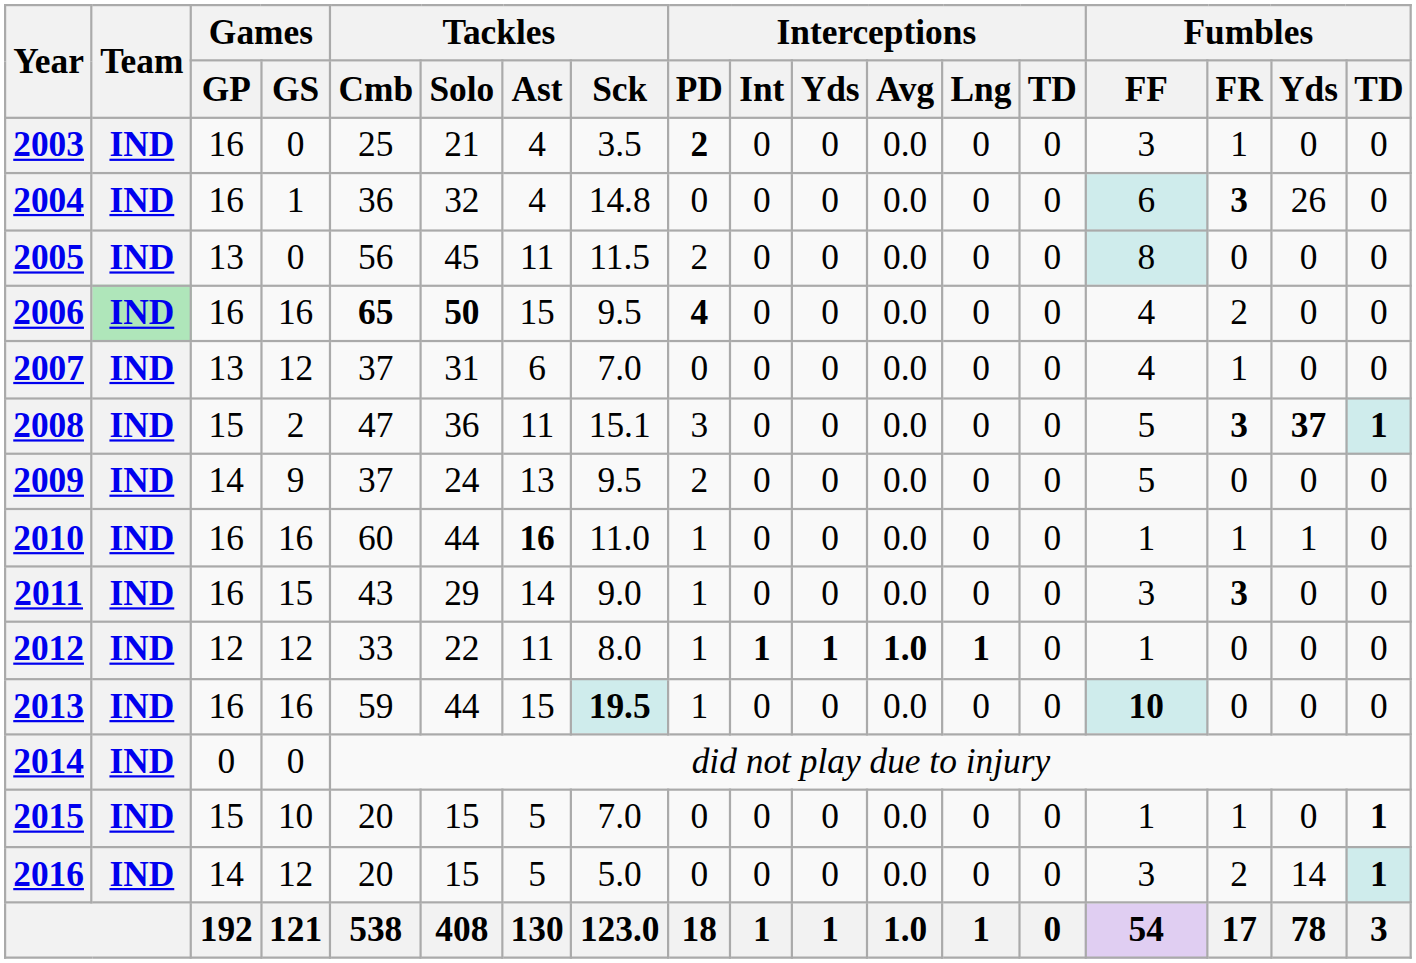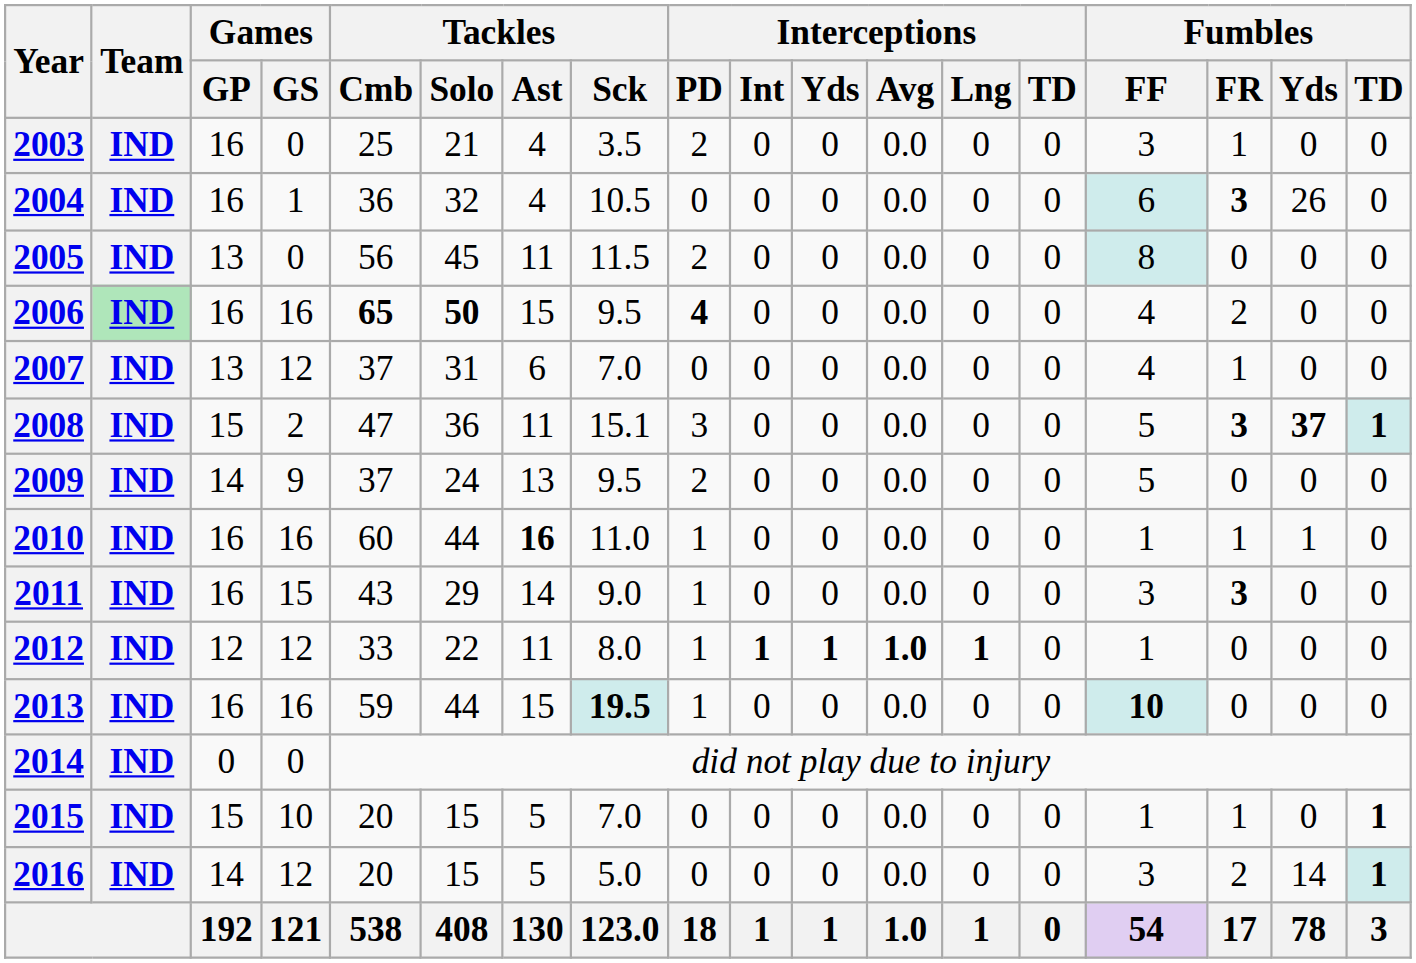(699, 144) bold -> (699, 144) normal
(620, 200) 14.8 -> (620, 200) 10.5
